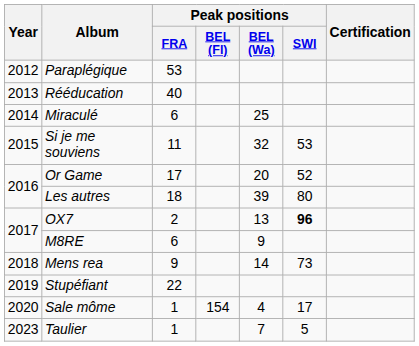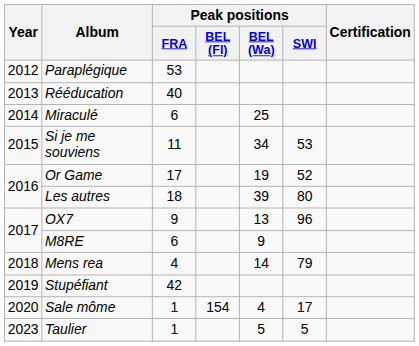(261, 145) 32 -> (261, 145) 34
(261, 175) 20 -> (261, 175) 19
(174, 219) 2 -> (174, 219) 9
(305, 219) bold -> (305, 219) normal
(174, 263) 9 -> (174, 263) 4
(305, 263) 73 -> (305, 263) 79
(174, 285) 22 -> (174, 285) 42
(261, 329) 7 -> (261, 329) 5
